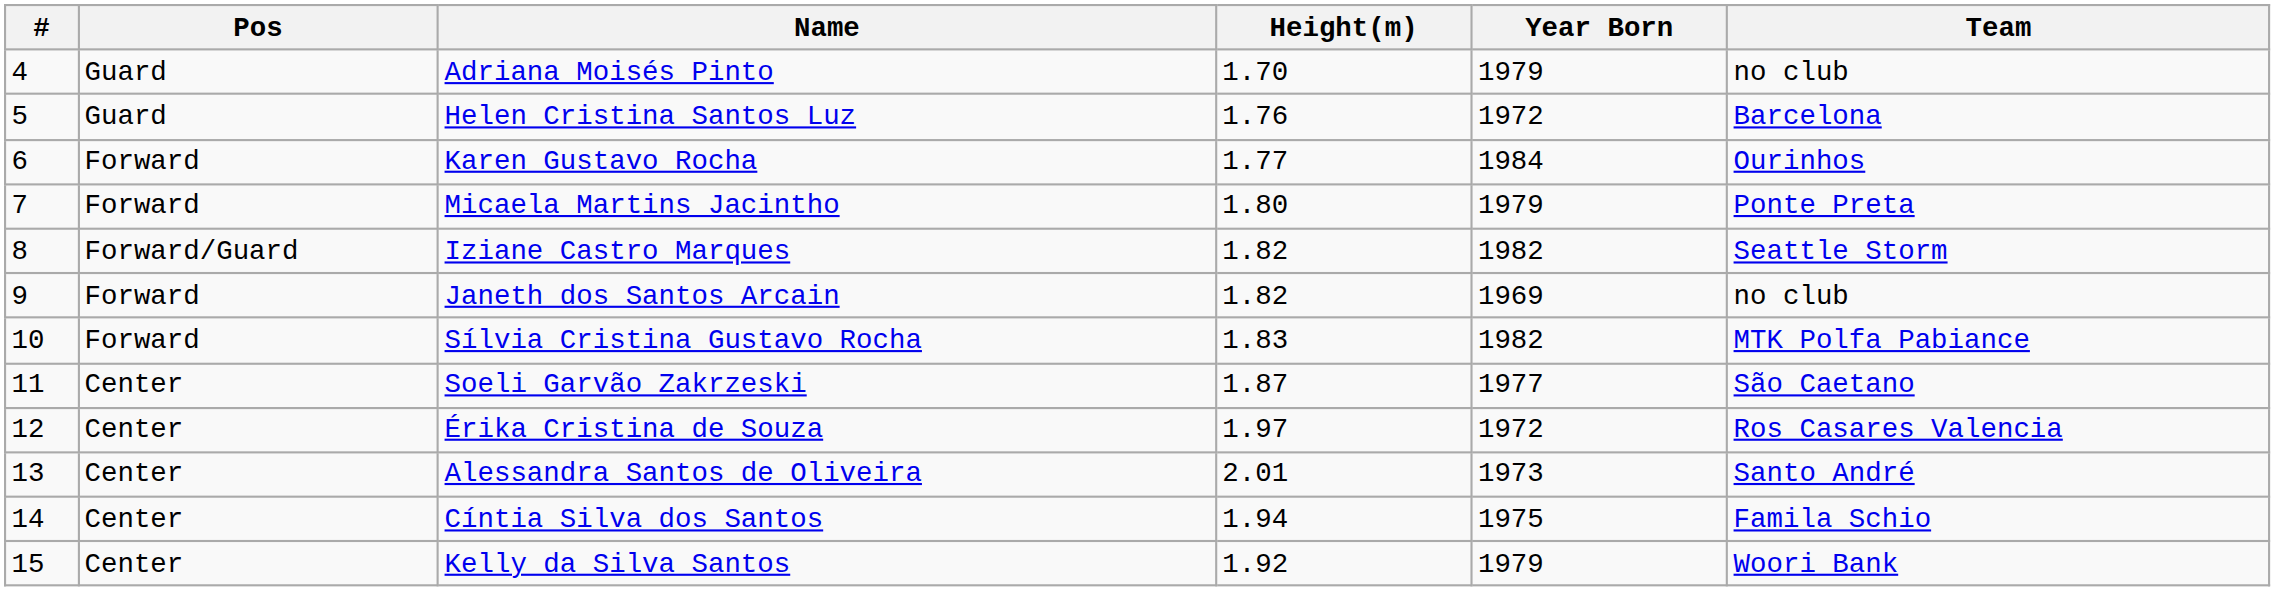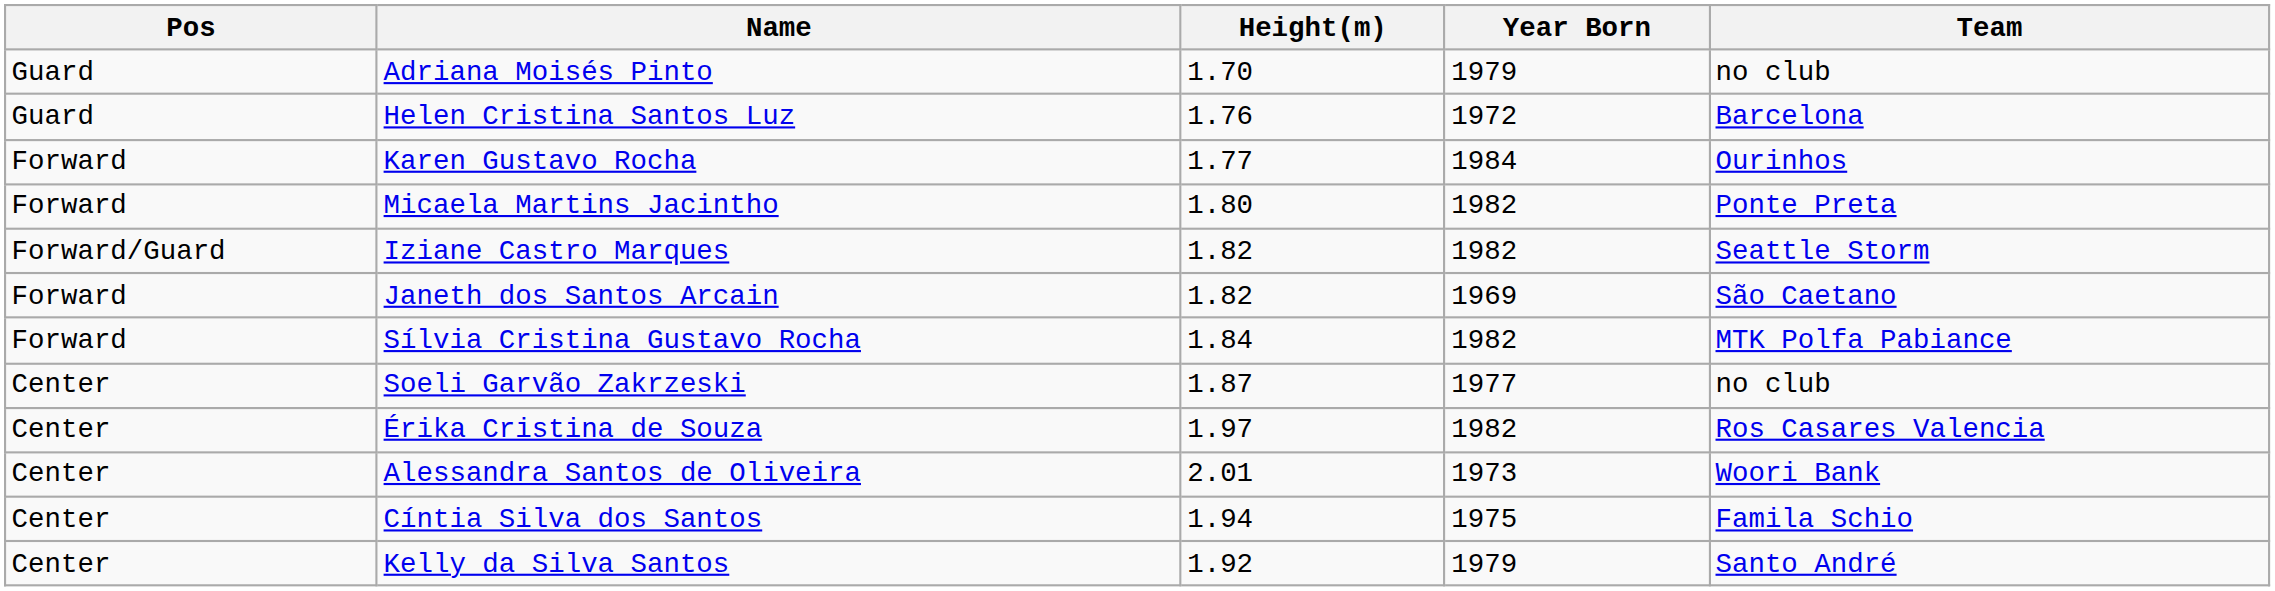- column: (42, 27)
(1511, 206) 1979 -> (1484, 206) 1982
(1791, 296) no club -> (1806, 296) São Caetano
(1255, 340) 1.83 -> (1220, 340) 1.84
(1824, 385) São Caetano -> (1773, 385) no club
(1511, 430) 1972 -> (1484, 430) 1982
(1824, 474) Santo André -> (1798, 474) Woori Bank
(1816, 564) Woori Bank -> (1806, 564) Santo André
